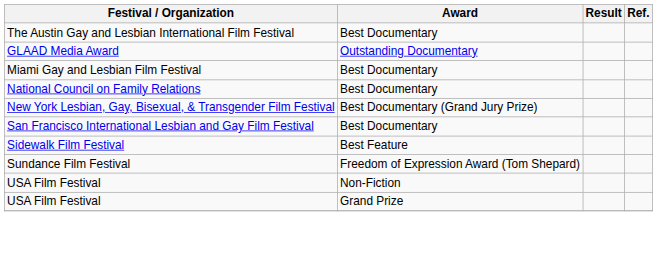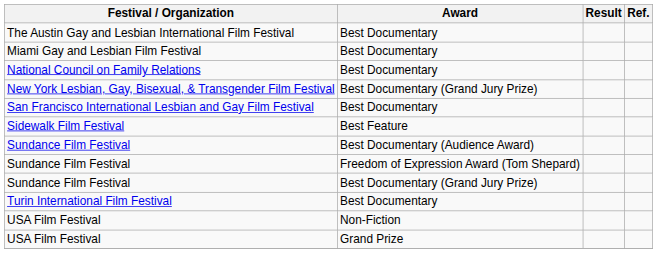- row: (63, 51)
+ row: (69, 145)
+ row: (69, 182)
+ row: (89, 201)
